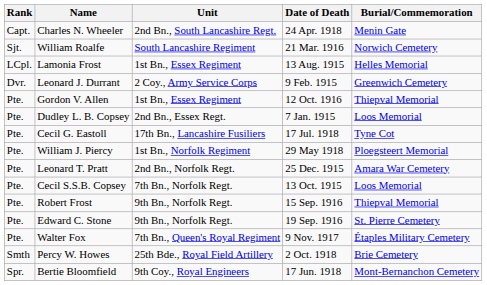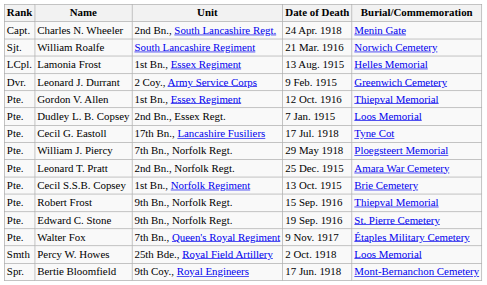(192, 151) 1st Bn., Norfolk Regiment -> (183, 151) 7th Bn., Norfolk Regt.
(183, 185) 7th Bn., Norfolk Regt. -> (192, 185) 1st Bn., Norfolk Regiment
(388, 185) Loos Memorial -> (386, 185) Brie Cemetery
(386, 254) Brie Cemetery -> (388, 254) Loos Memorial
